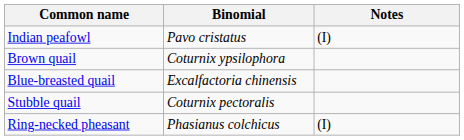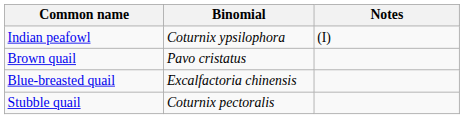(207, 37) Pavo cristatus -> (226, 37) Coturnix ypsilophora
(226, 59) Coturnix ypsilophora -> (207, 59) Pavo cristatus
- row: (69, 124)
